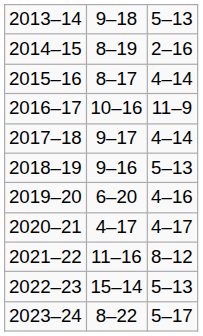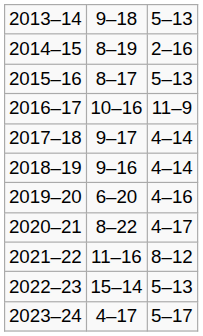(172, 78) 4–14 -> (172, 78) 5–13
(172, 167) 5–13 -> (172, 167) 4–14
(116, 227) 4–17 -> (116, 227) 8–22
(116, 316) 8–22 -> (116, 316) 4–17
